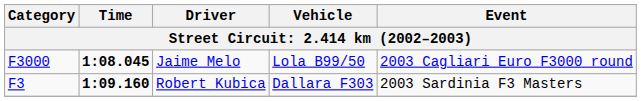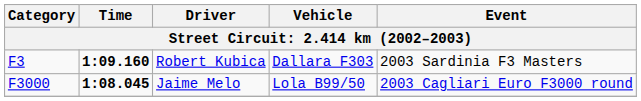rows swapped: (198, 62) <-> (211, 85)
